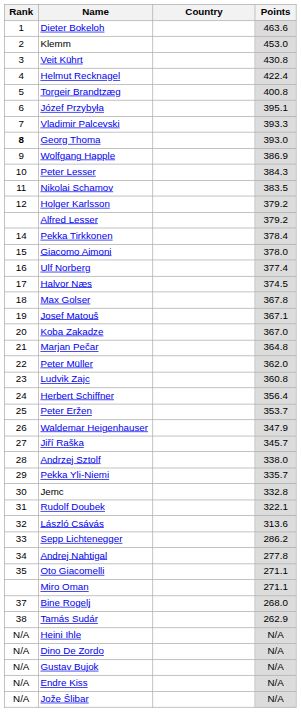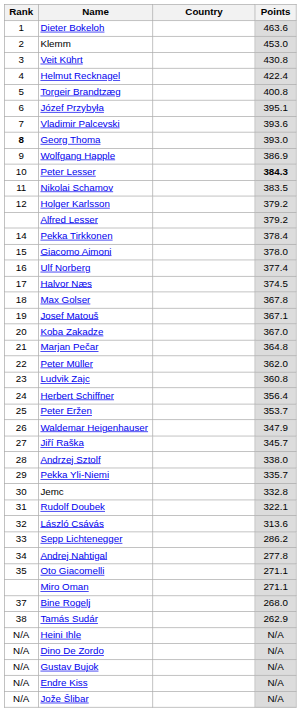(276, 124) 393.3 -> (276, 124) 393.6
(276, 171) normal -> (276, 171) bold
